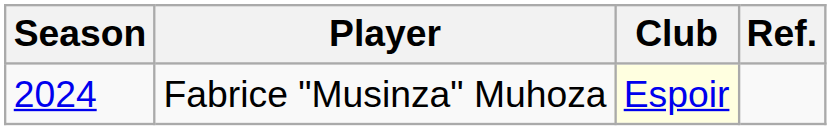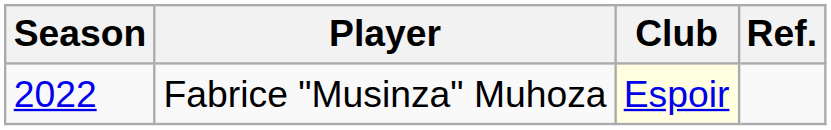(55, 93) 2024 -> (55, 93) 2022
